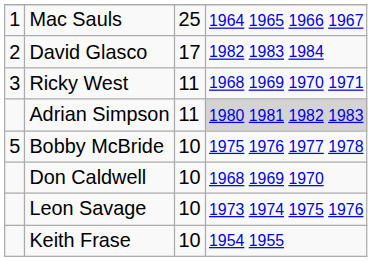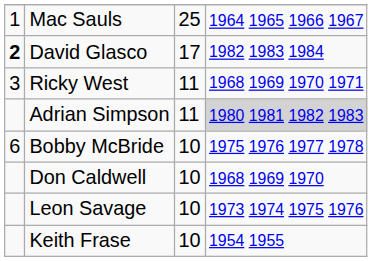(15, 51) normal -> (15, 51) bold
(15, 146) 5 -> (15, 146) 6
